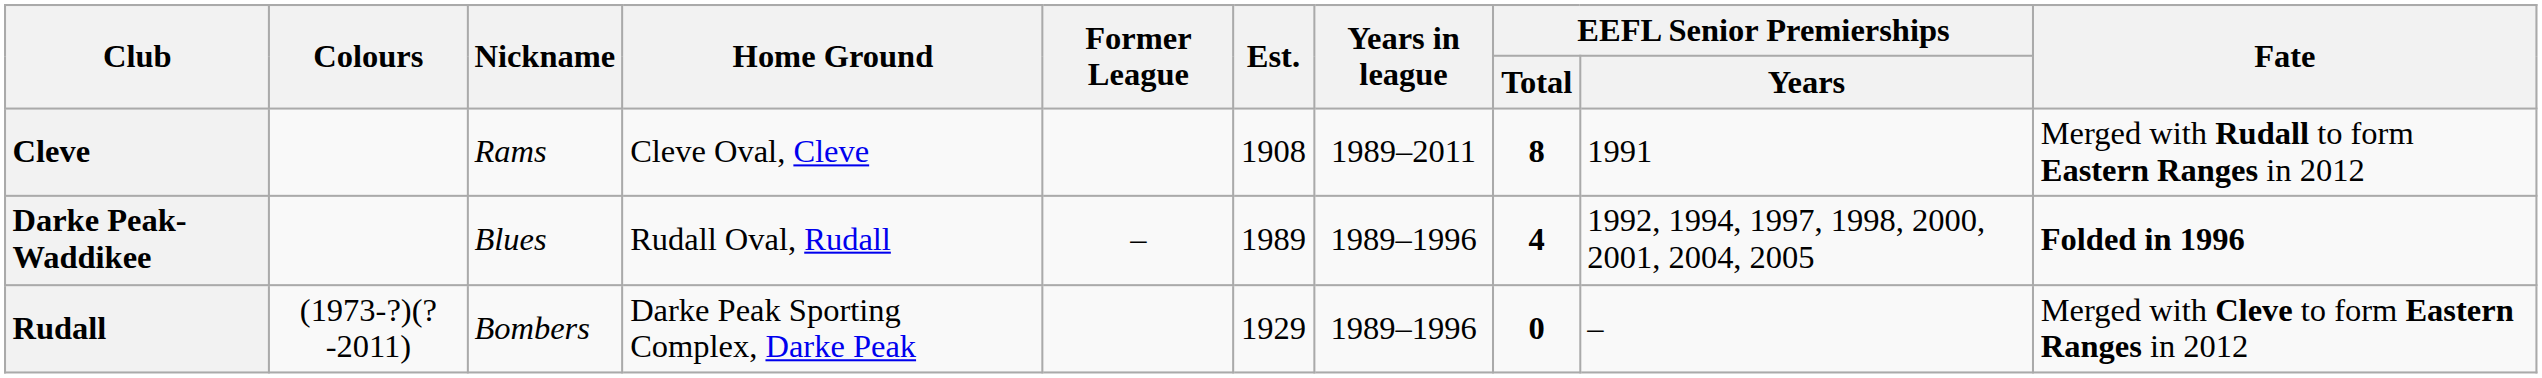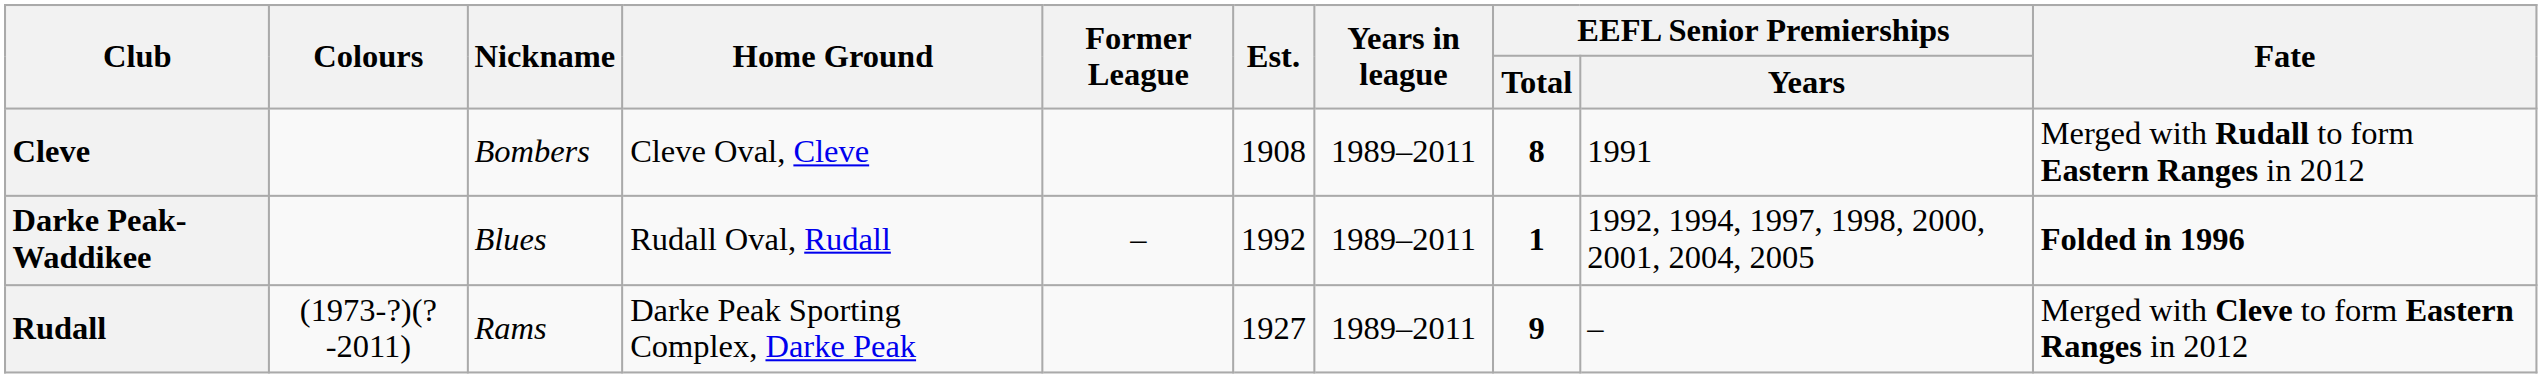(511, 151) Rams -> (532, 151) Bombers
(1273, 239) 1989 -> (1273, 239) 1992
(1404, 239) 1989–1996 -> (1404, 239) 1989–2011
(1537, 239) 4 -> (1537, 239) 1
(532, 327) Bombers -> (511, 327) Rams
(1273, 327) 1929 -> (1273, 327) 1927
(1404, 327) 1989–1996 -> (1404, 327) 1989–2011
(1537, 327) 0 -> (1537, 327) 9
